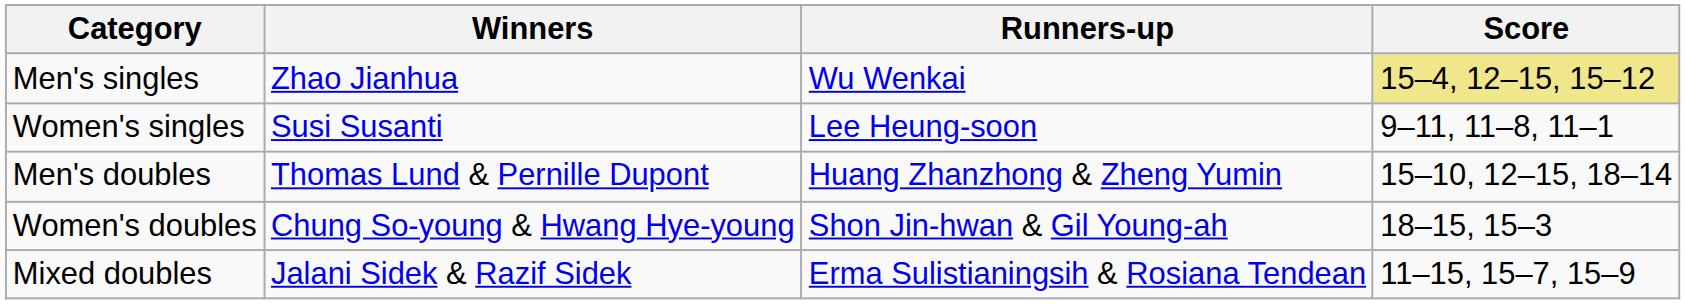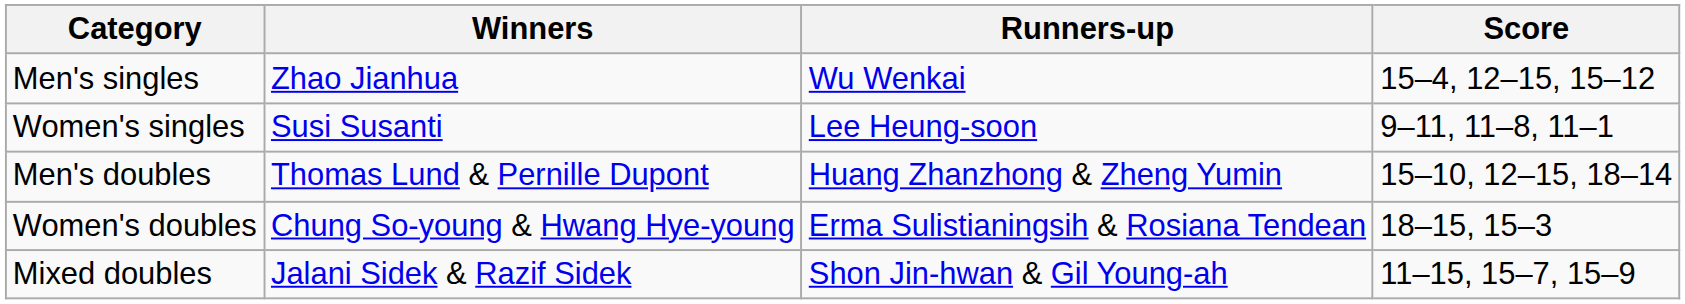(1518, 77) khaki background -> (1518, 77) no background
(1018, 224) Shon Jin-hwan & Gil Young-ah -> (1087, 224) Erma Sulistianingsih & Rosiana Tendean
(1087, 273) Erma Sulistianingsih & Rosiana Tendean -> (1018, 273) Shon Jin-hwan & Gil Young-ah
